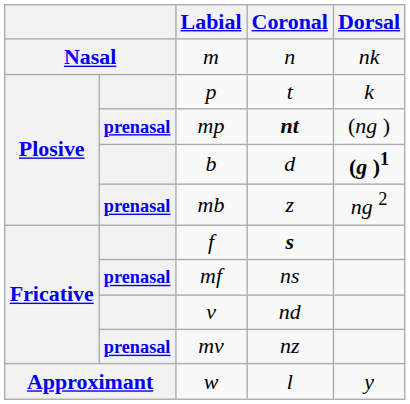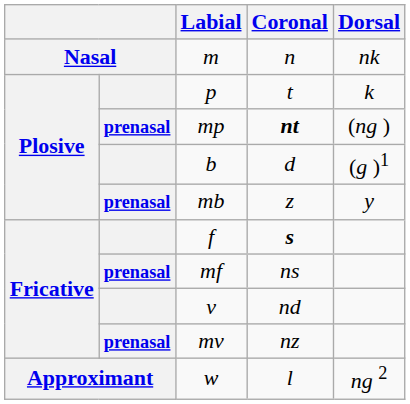(369, 163) bold -> (369, 163) normal
(369, 204) ng 2 -> (369, 201) y
(369, 381) y -> (369, 378) ng 2
